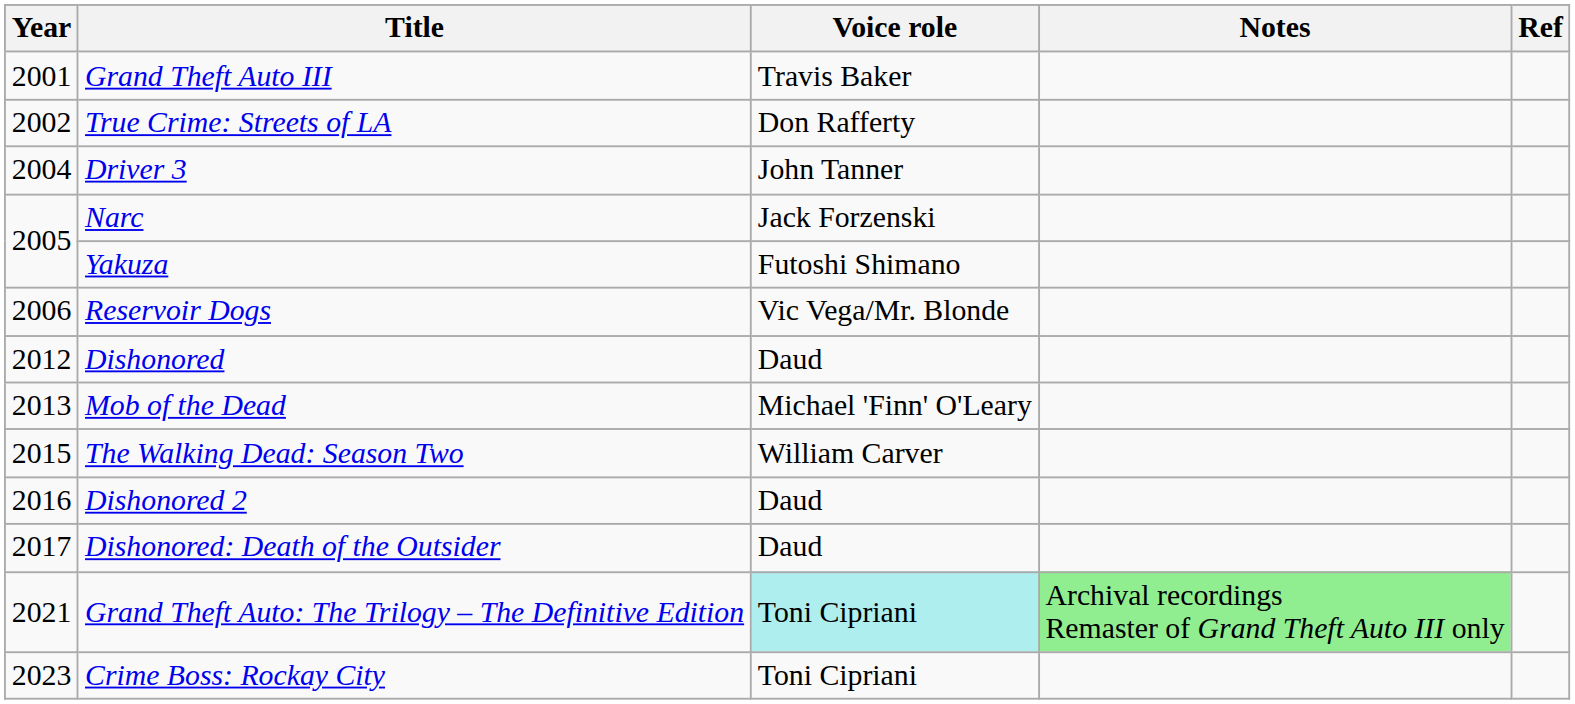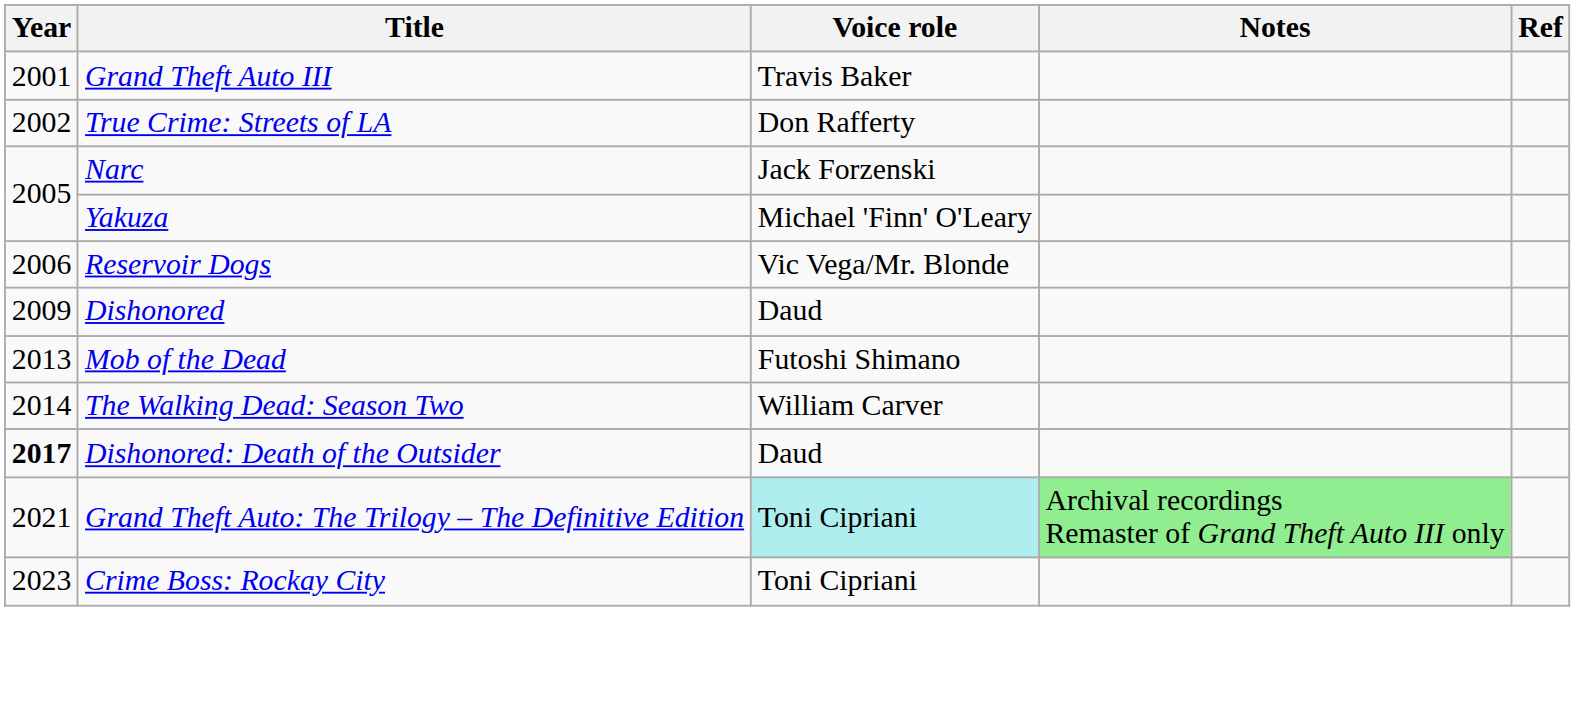- row: (136, 169)
(859, 264) Futoshi Shimano -> (895, 216) Michael 'Finn' O'Leary
(42, 358) 2012 -> (42, 311) 2009
(895, 405) Michael 'Finn' O'Leary -> (859, 358) Futoshi Shimano
(42, 452) 2015 -> (42, 405) 2014
- row: (166, 500)
(42, 547) normal -> (42, 452) bold
